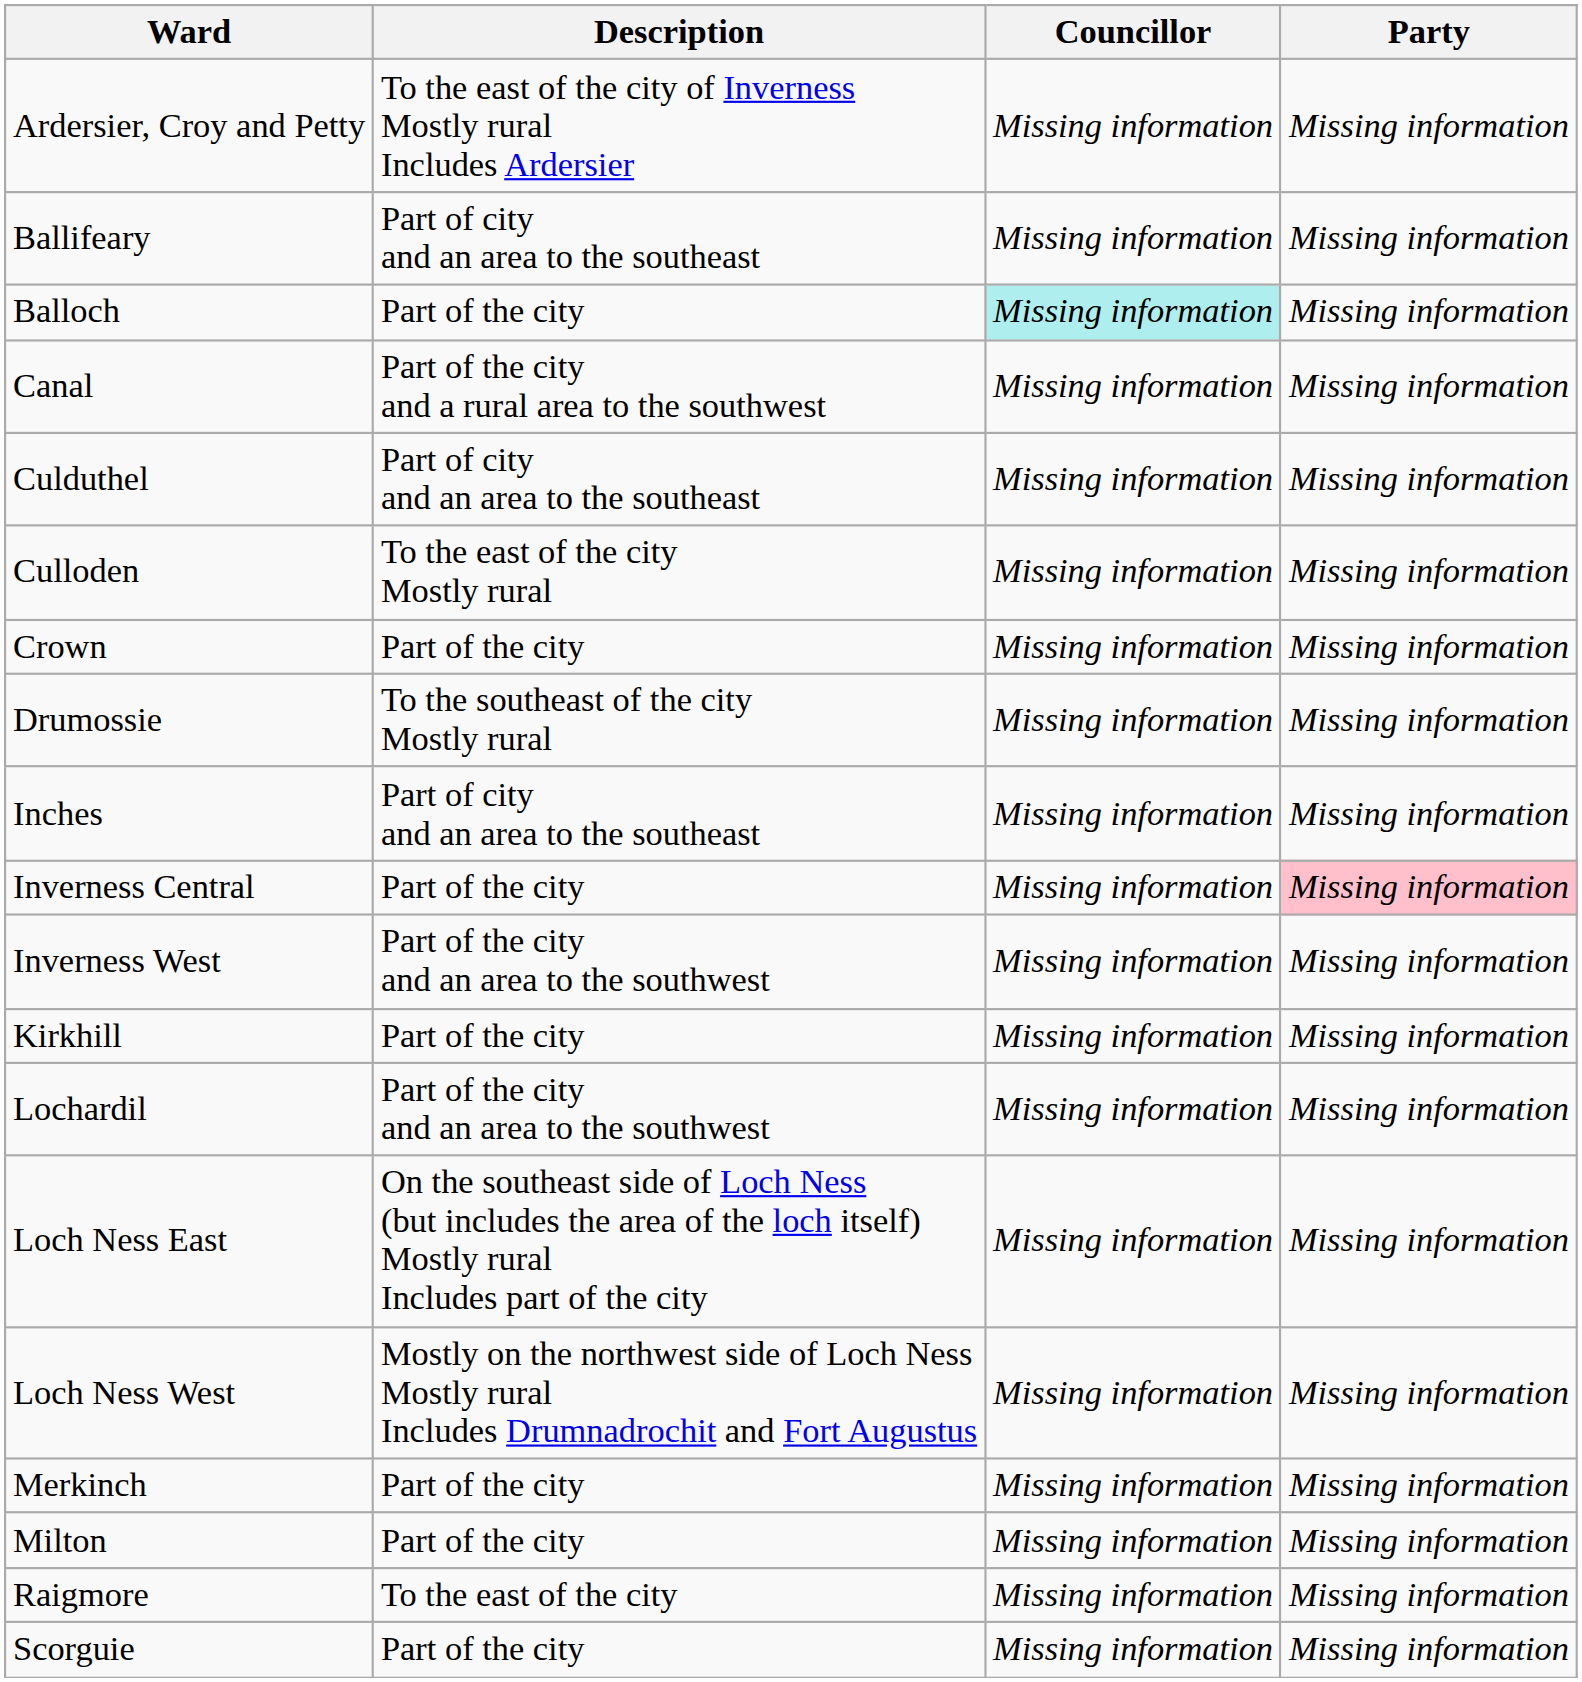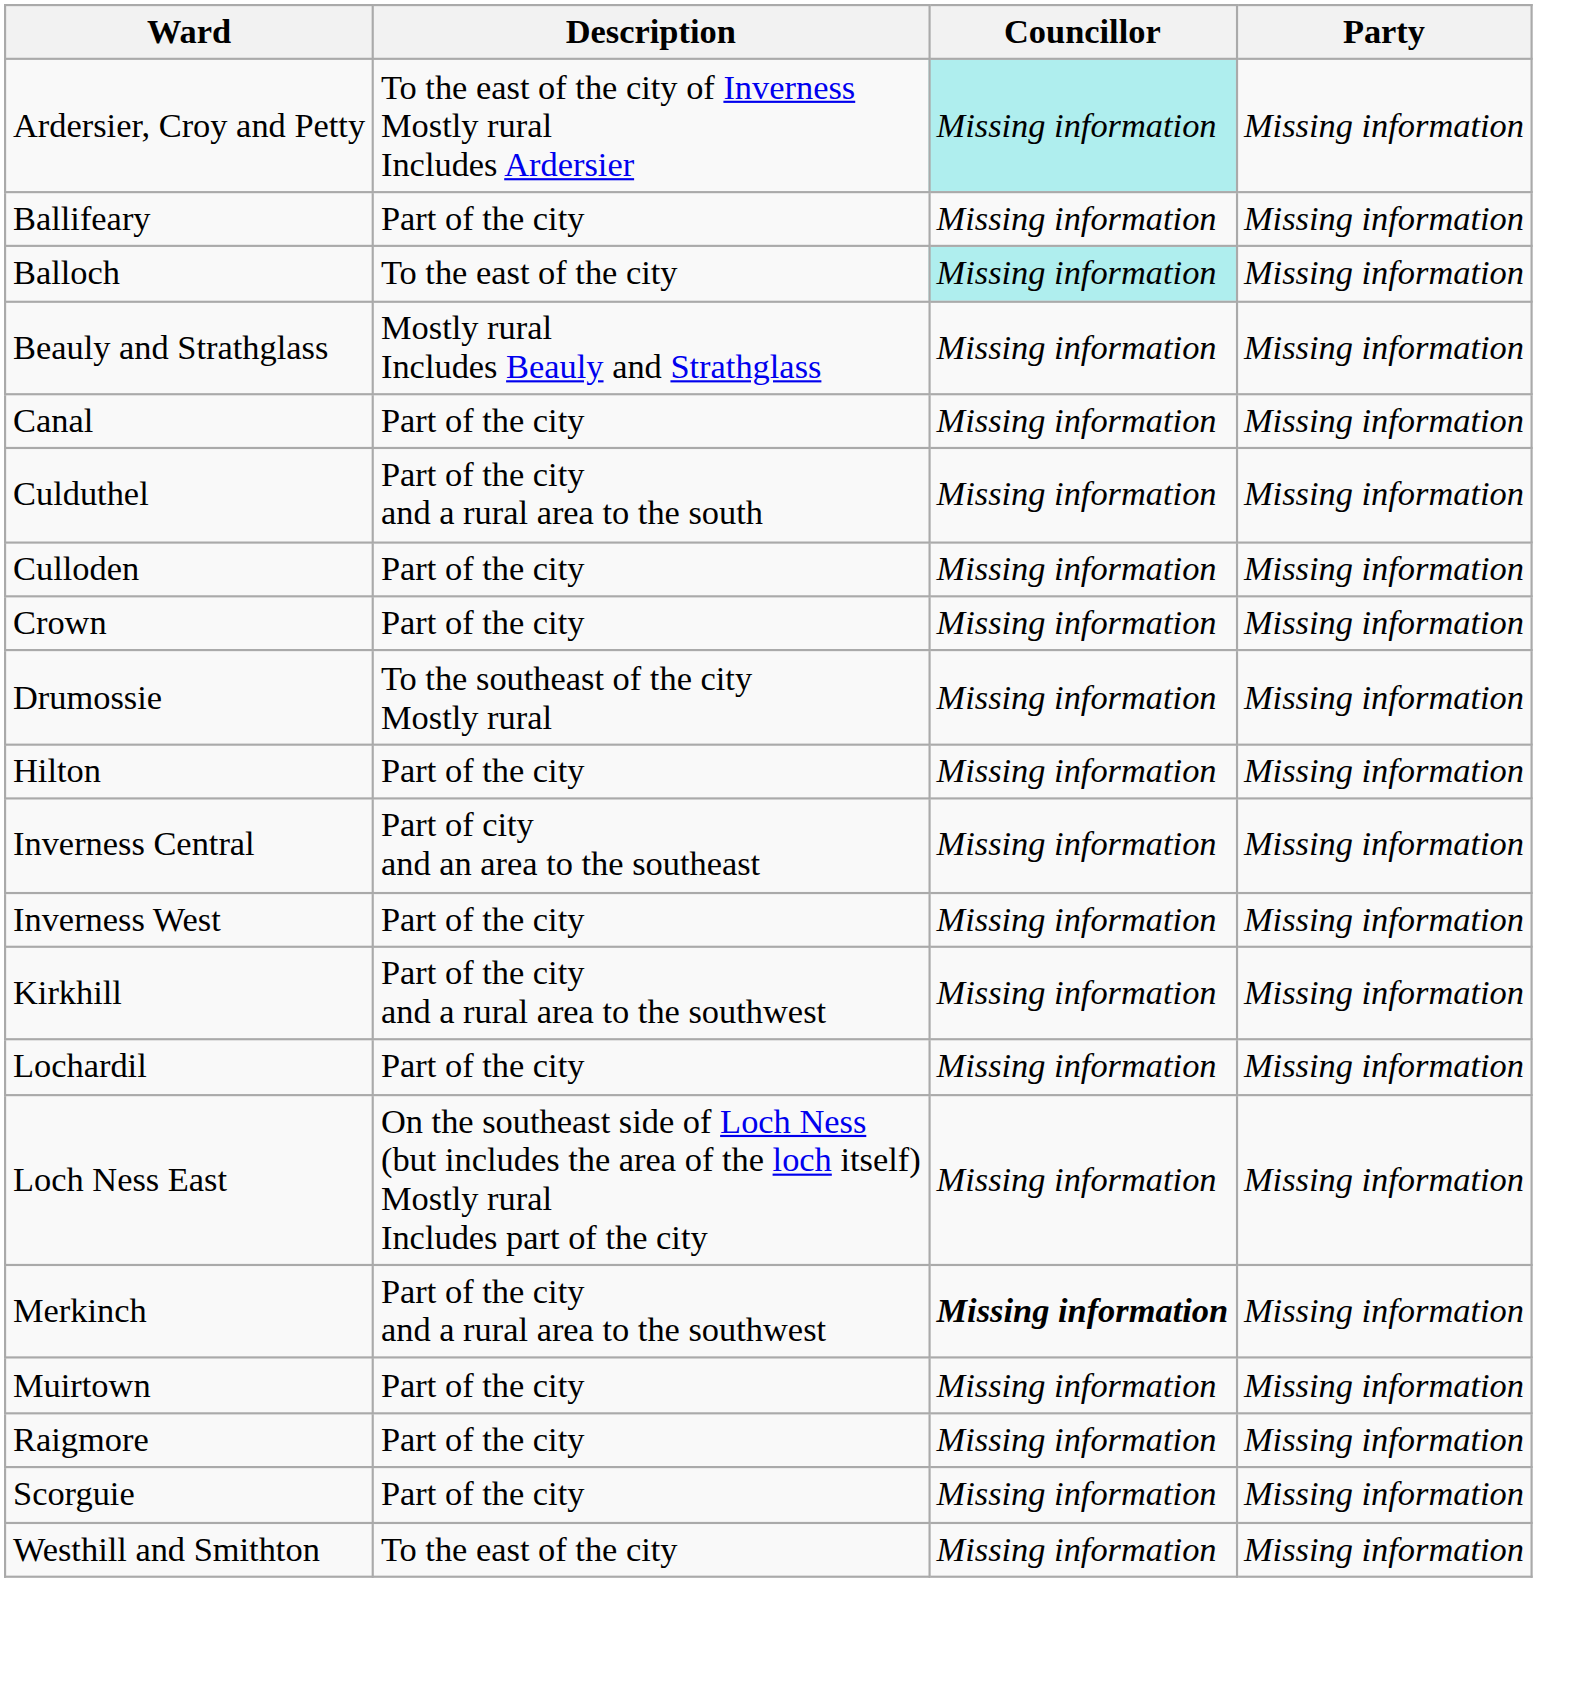(1133, 125) no background -> (1077, 125) paleturquoise background
(571, 237) Part of city and an area to the southeast -> (483, 218) Part of the city
(483, 311) Part of the city -> (529, 272) To the east of the city
+ row: (171, 346)
(604, 385) Part of the city and a rural area to the southwest -> (483, 420) Part of the city
(571, 478) Part of city and an area to the southeast -> (572, 494) Part of the city and a rural area to the south
(529, 571) To the east of the city Mostly rural -> (483, 568) Part of the city
+ row: (57, 770)
- row: (58, 813)
(483, 886) Part of the city -> (571, 844) Part of city and an area to the southeast
(1429, 886) pink background -> (1384, 844) no background
(575, 960) Part of the city and an area to the southwest -> (483, 918) Part of the city
(483, 1034) Part of the city -> (604, 992) Part of the city and a rural area to the southwest
(575, 1108) Part of the city and an area to the southwest -> (483, 1066) Part of the city
- row: (124, 1391)
(483, 1485) Part of the city -> (604, 1311) Part of the city and a rural area to the southwest
(1133, 1485) normal -> (1082, 1311) bold
- row: (60, 1539)
+ row: (82, 1384)
(529, 1594) To the east of the city -> (483, 1439) Part of the city
+ row: (166, 1548)
